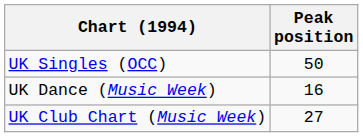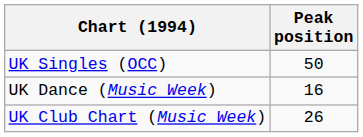(314, 118) 27 -> (314, 118) 26
